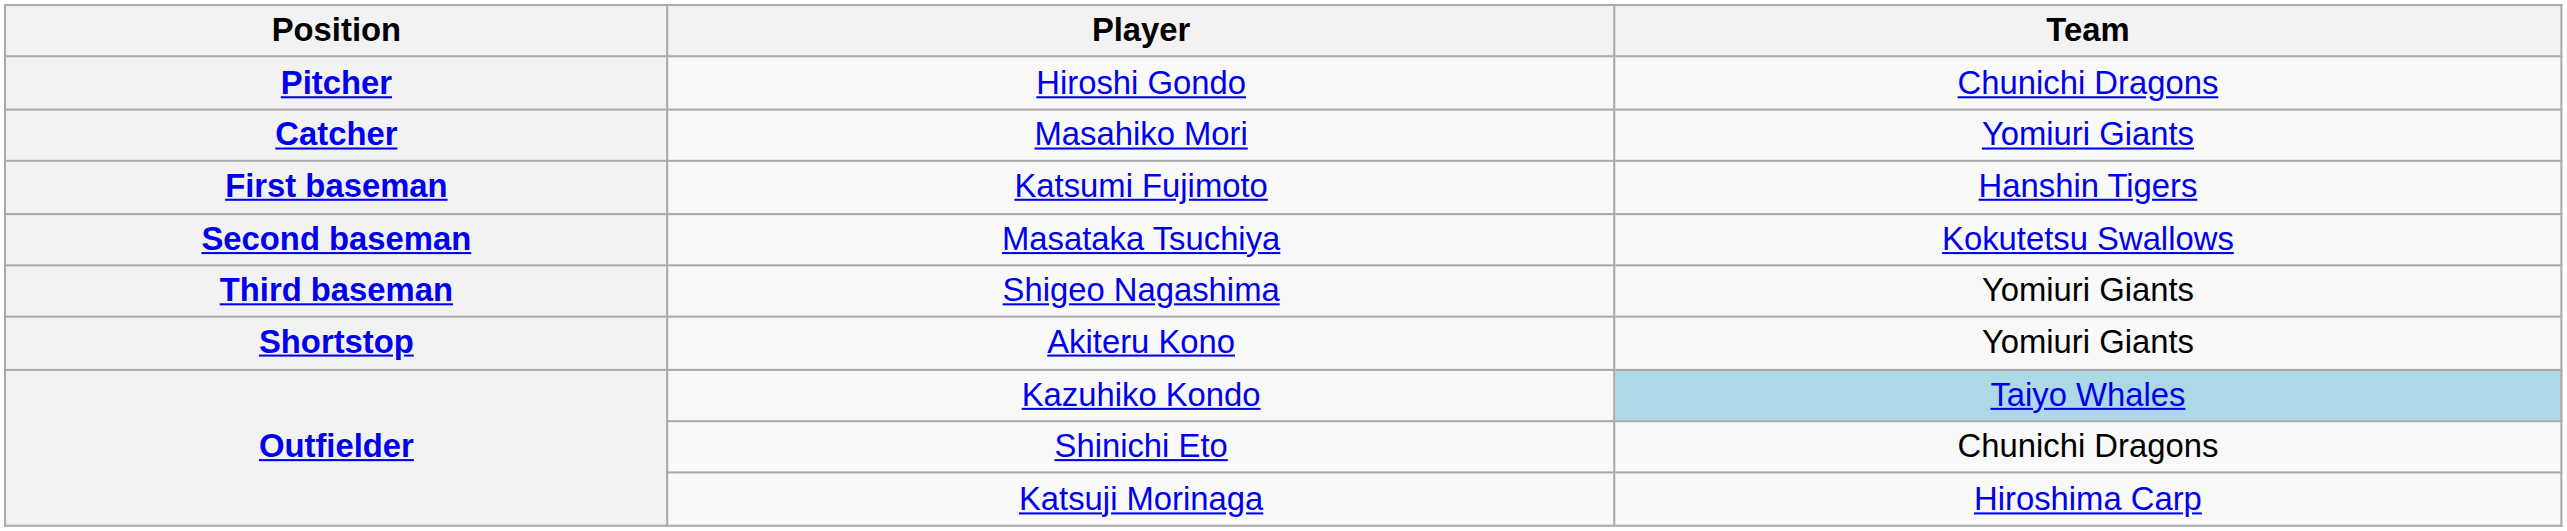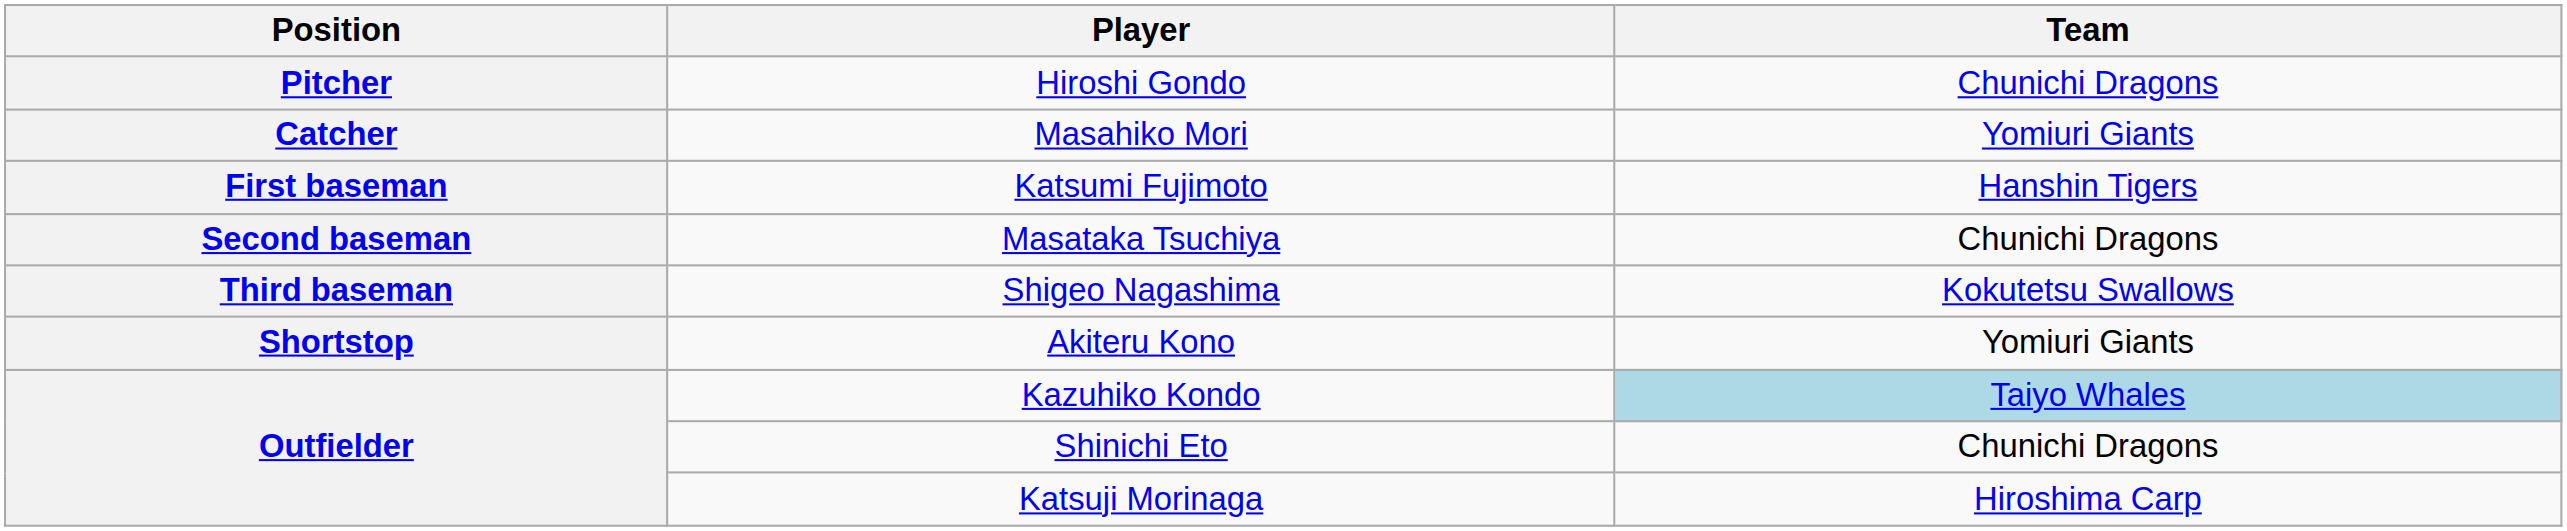(2088, 238) Kokutetsu Swallows -> (2088, 238) Chunichi Dragons
(2088, 290) Yomiuri Giants -> (2088, 290) Kokutetsu Swallows
